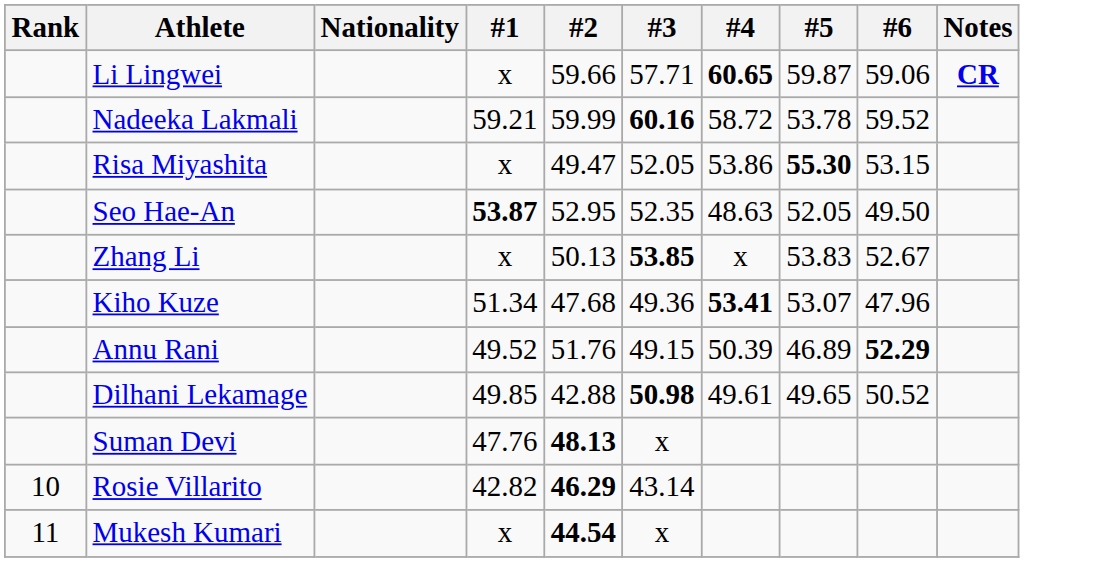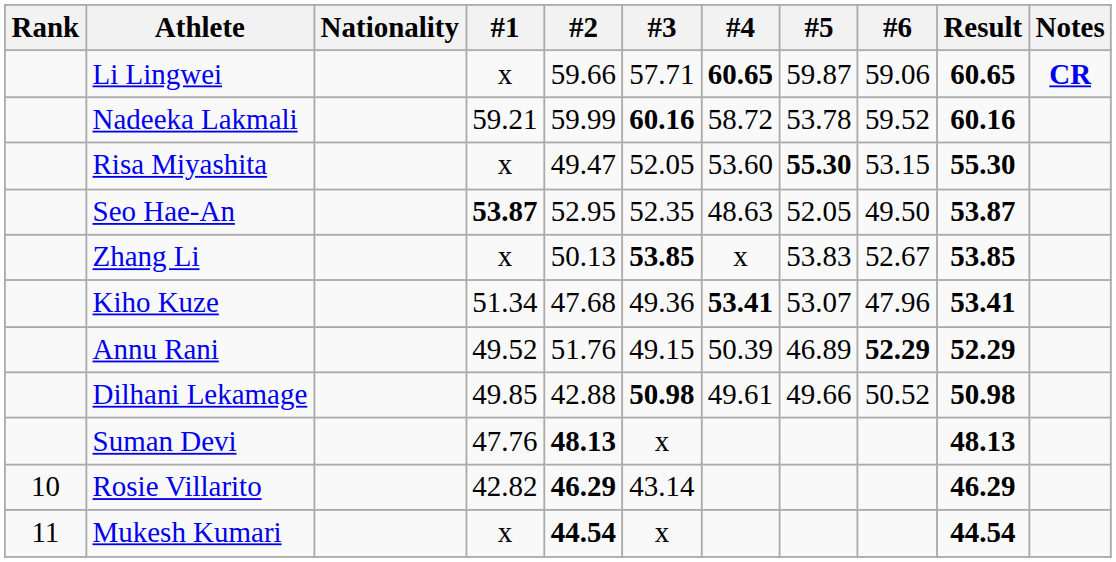+ column: (983, 27)
(740, 165) 53.86 -> (740, 165) 53.60
(819, 394) 49.65 -> (819, 394) 49.66
